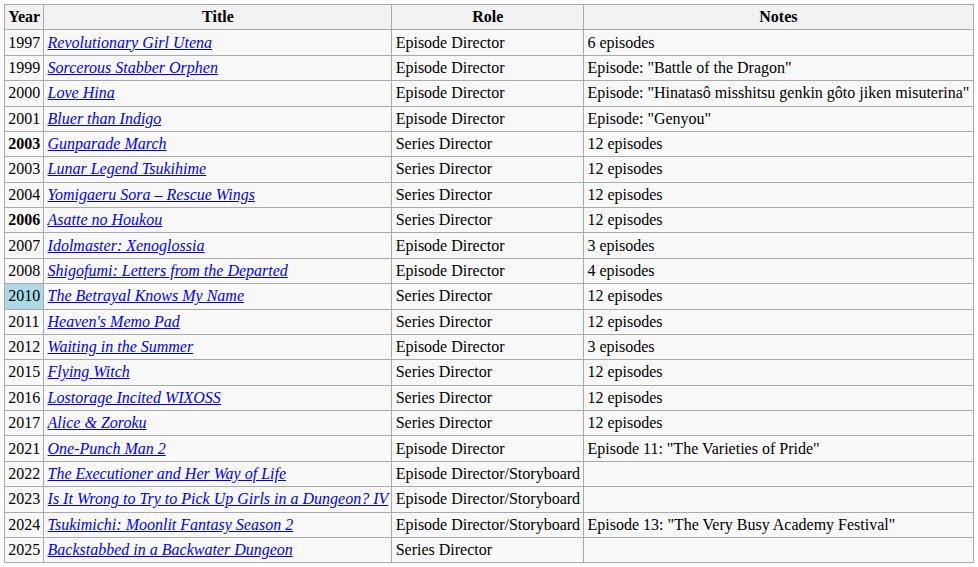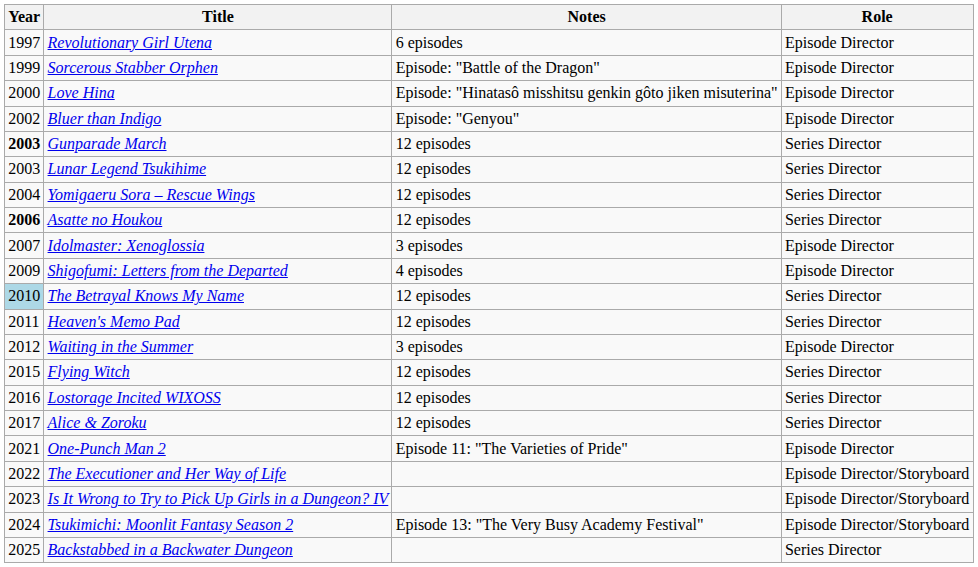columns swapped: (488, 17) <-> (778, 17)
(24, 118) 2001 -> (24, 118) 2002
(24, 270) 2008 -> (24, 270) 2009
